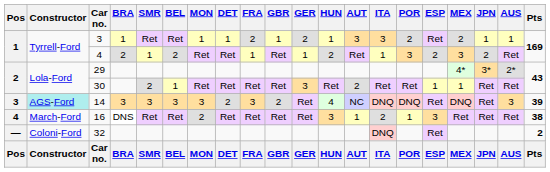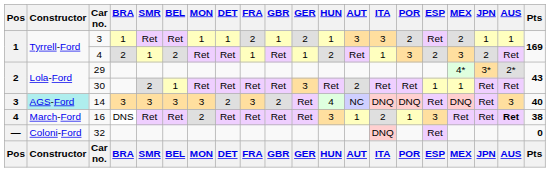(537, 101) 39 -> (537, 101) 40
(511, 117) normal -> (511, 117) bold
(540, 132) 2 -> (540, 132) 0
